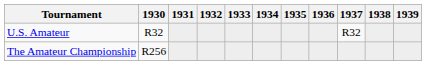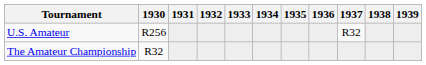(154, 32) R32 -> (154, 32) R256
(154, 51) R256 -> (154, 51) R32
